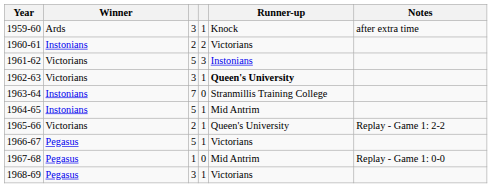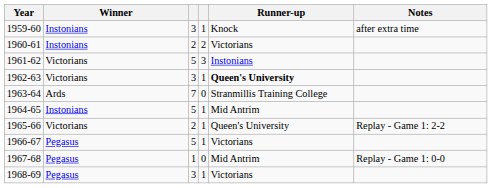(55, 28) Ards -> (67, 28) Instonians
(67, 93) Instonians -> (55, 93) Ards
